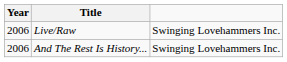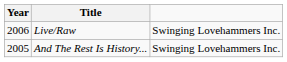(18, 48) 2006 -> (18, 48) 2005
